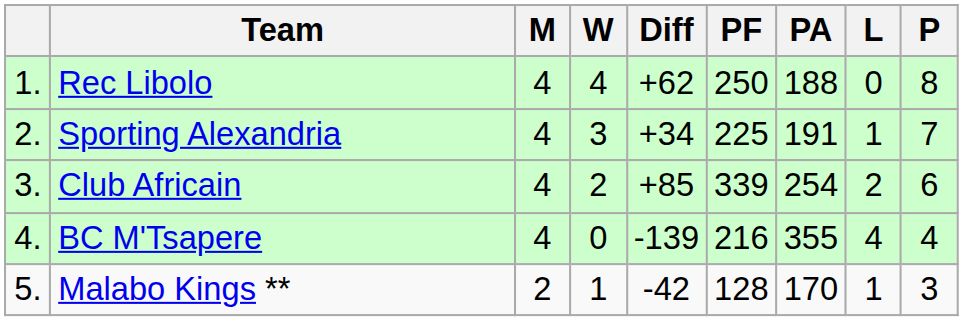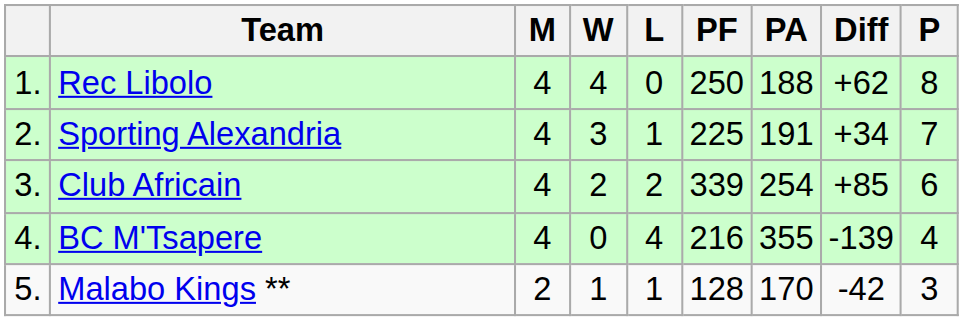columns swapped: (874, 30) <-> (666, 30)
